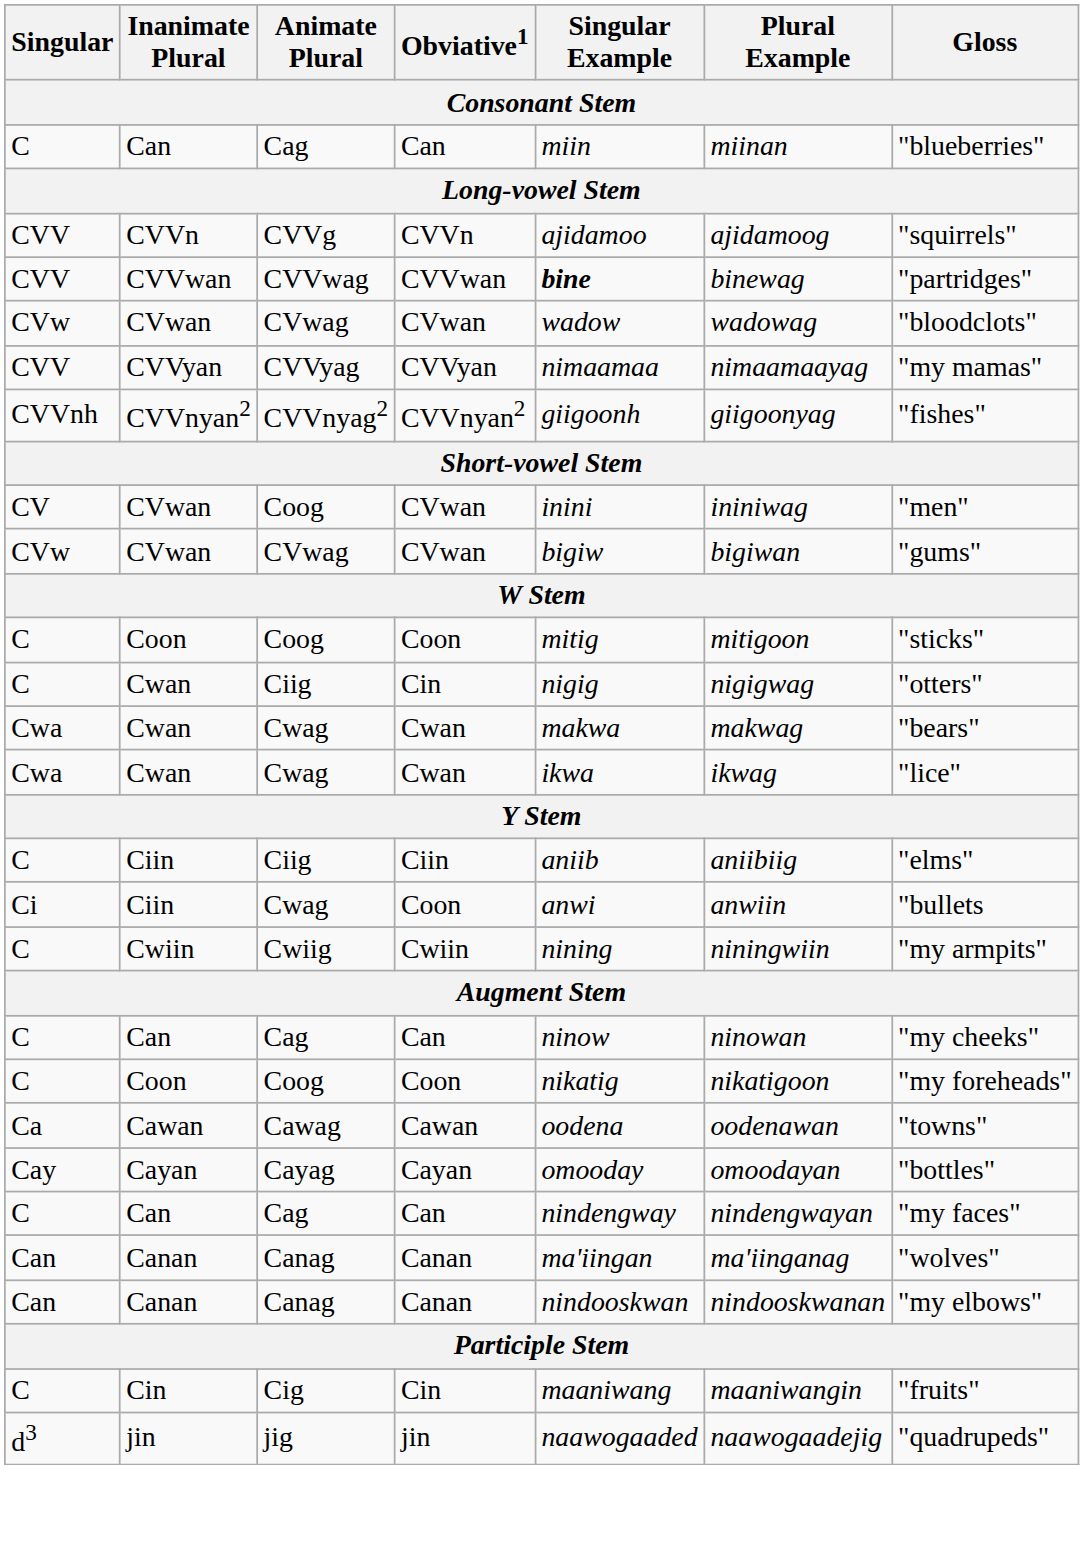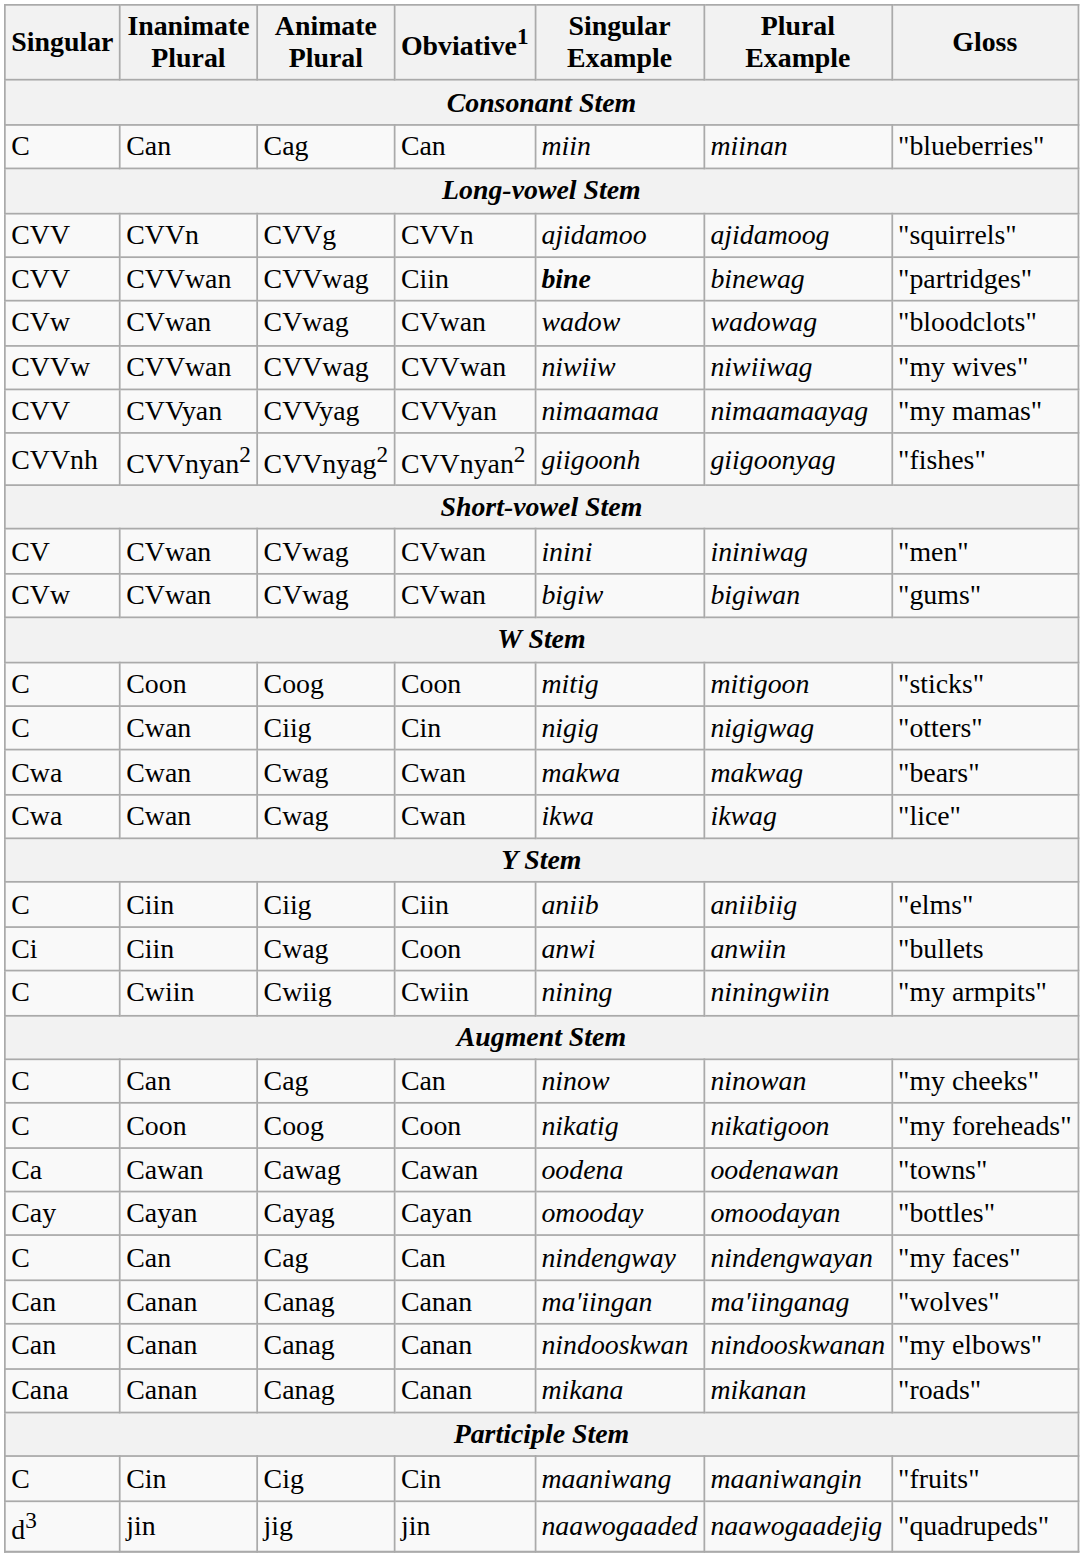(454, 278) CVVwan -> (425, 278) Ciin
+ row: (51, 366)
(294, 506) Coog -> (306, 551) CVwag
+ row: (40, 1390)
